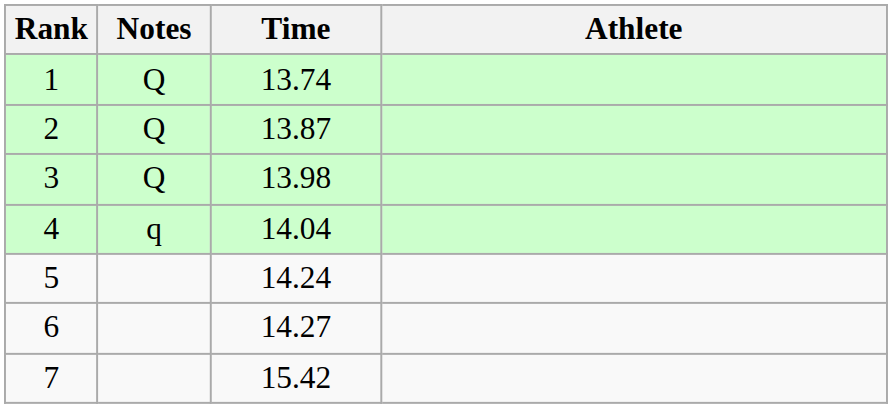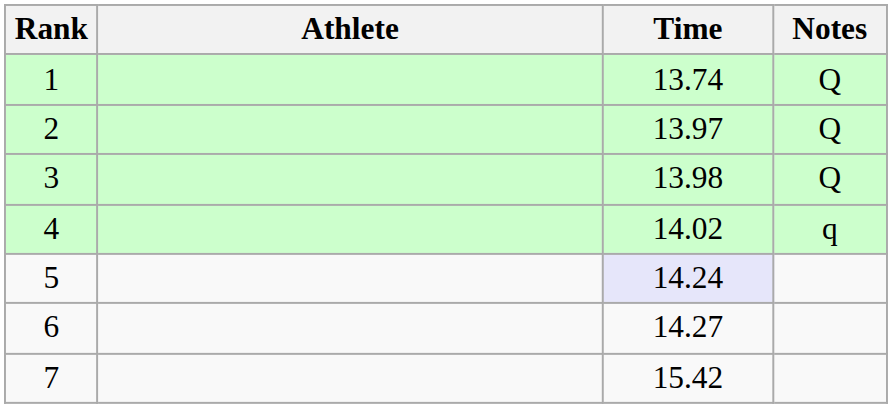columns swapped: (634, 29) <-> (154, 29)
(296, 128) 13.87 -> (688, 128) 13.97
(296, 228) 14.04 -> (688, 228) 14.02
(296, 278) no background -> (688, 278) lavender background
